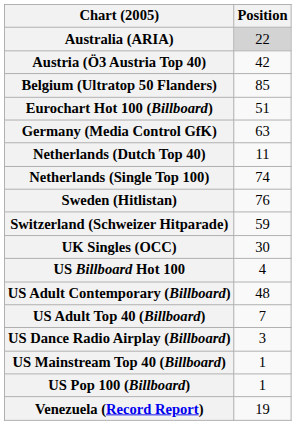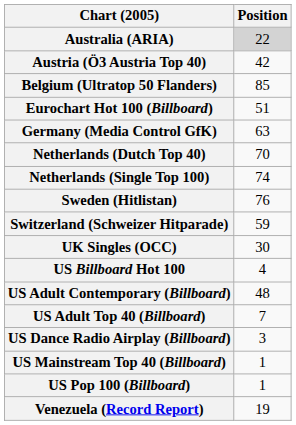(262, 154) 11 -> (262, 154) 70
